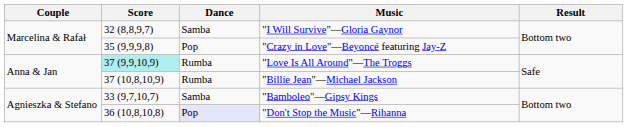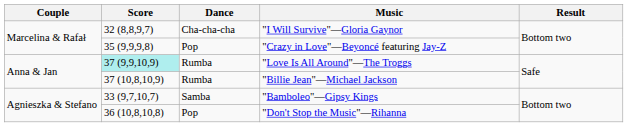(196, 29) Samba -> (208, 29) Cha-cha-cha
(190, 113) lavender background -> (190, 113) no background
